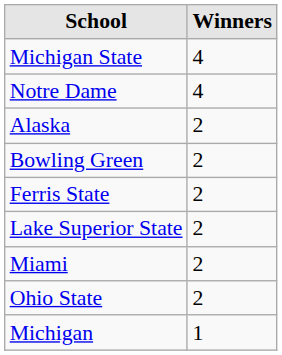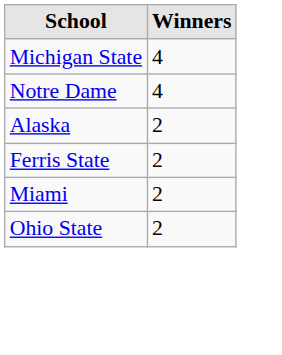- row: (76, 159)
- row: (96, 228)
- row: (51, 332)
